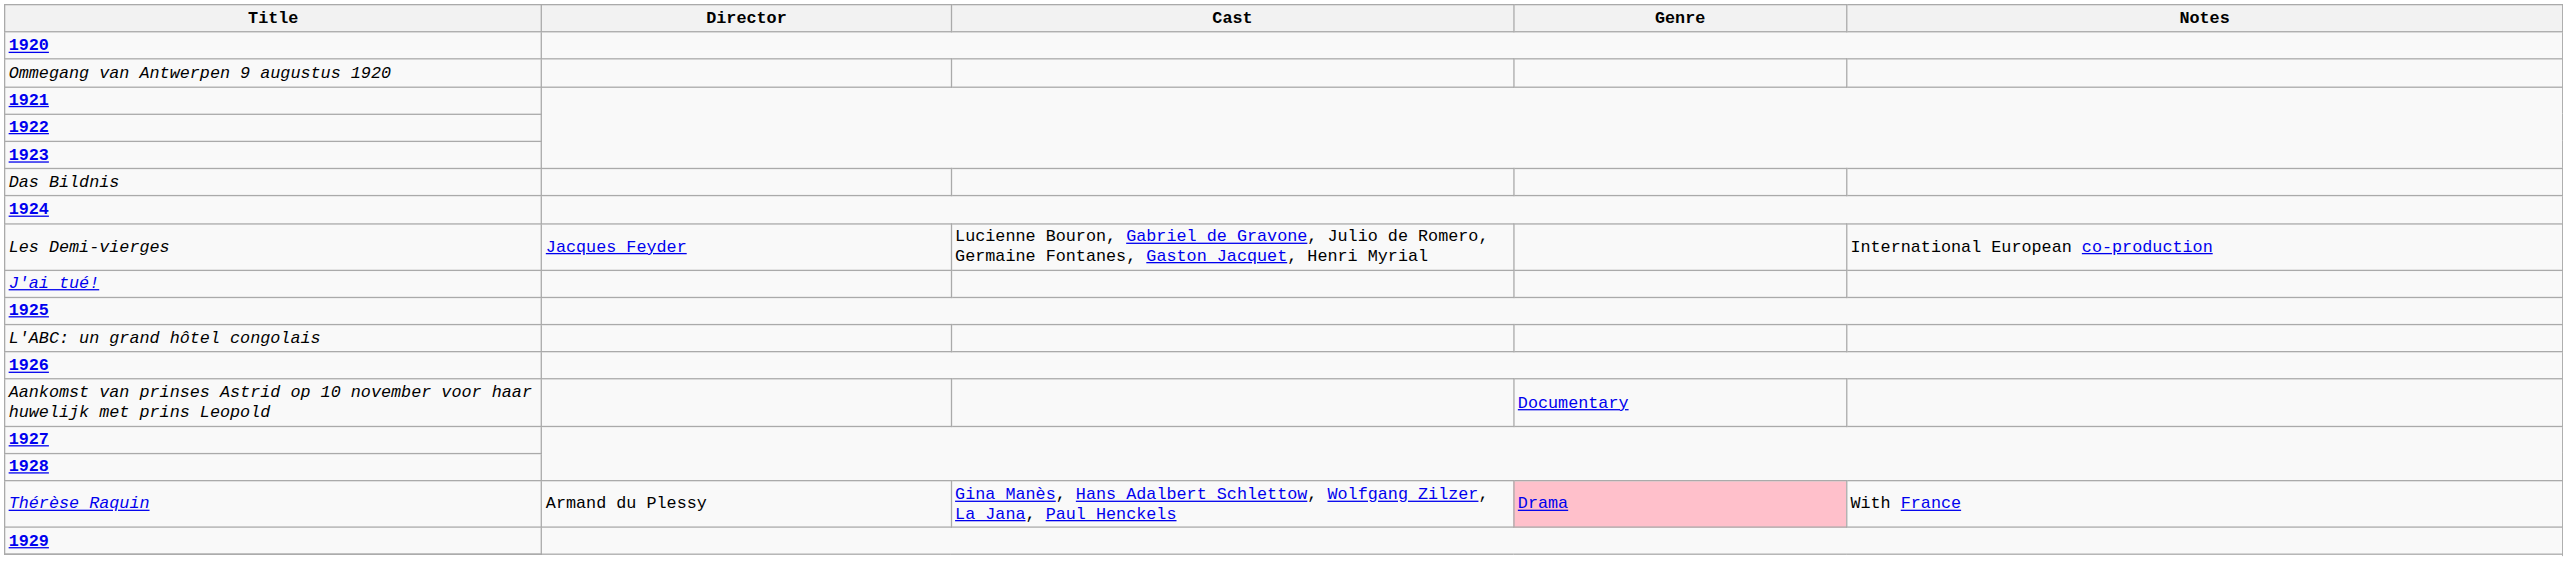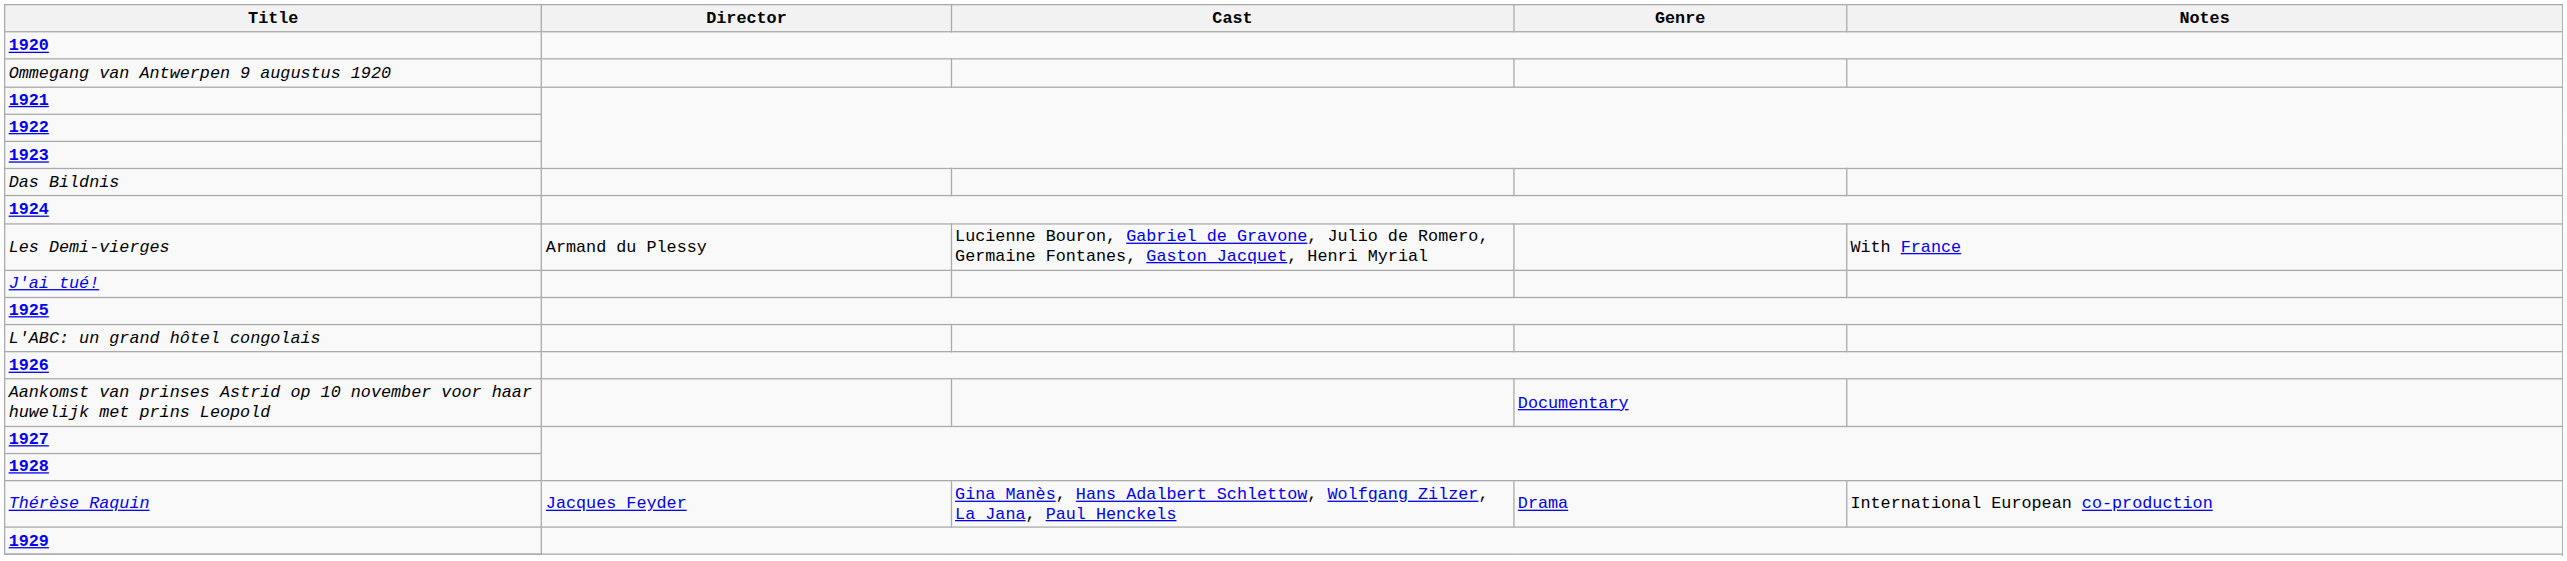(616, 247) Jacques Feyder -> (626, 247) Armand du Plessy
(2032, 247) International European co-production -> (1906, 247) With France
(626, 504) Armand du Plessy -> (616, 504) Jacques Feyder
(1543, 504) pink background -> (1543, 504) no background
(1906, 504) With France -> (2032, 504) International European co-production
